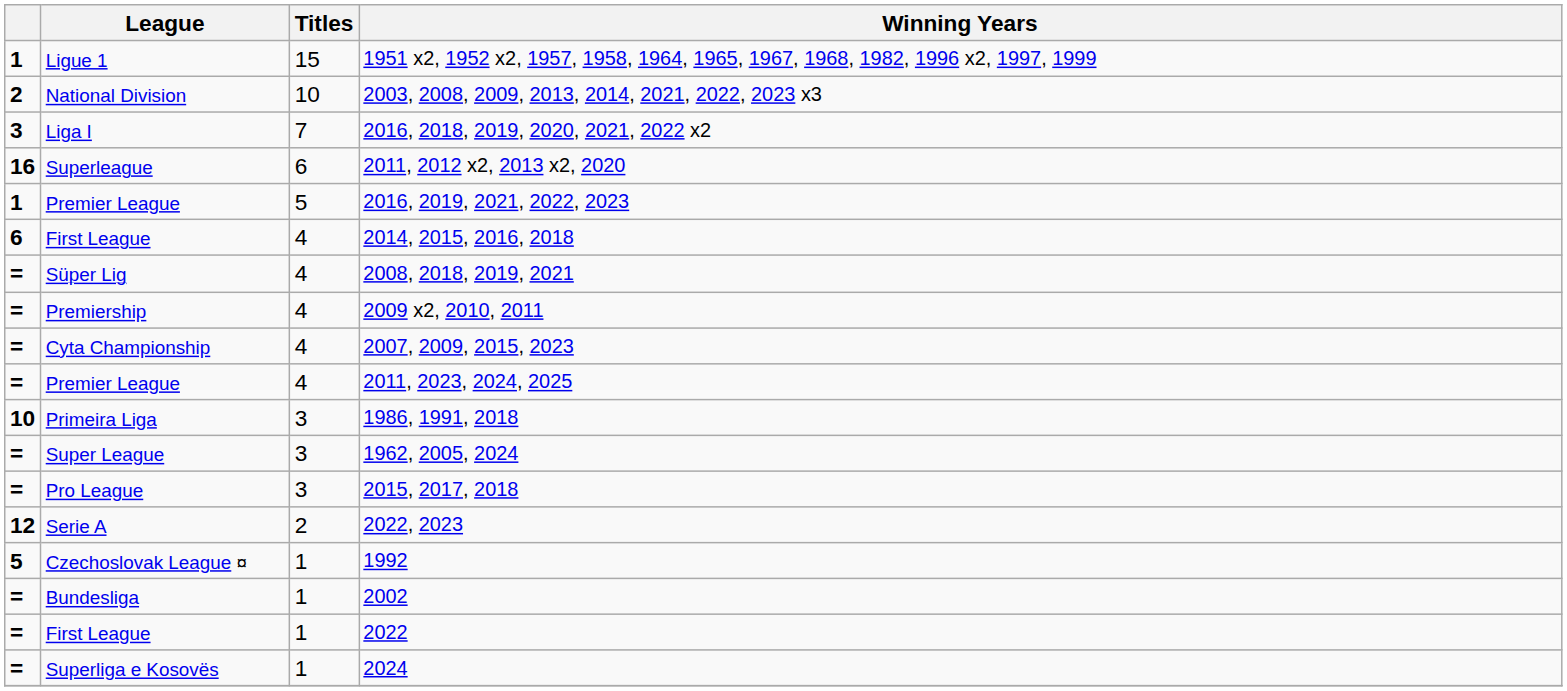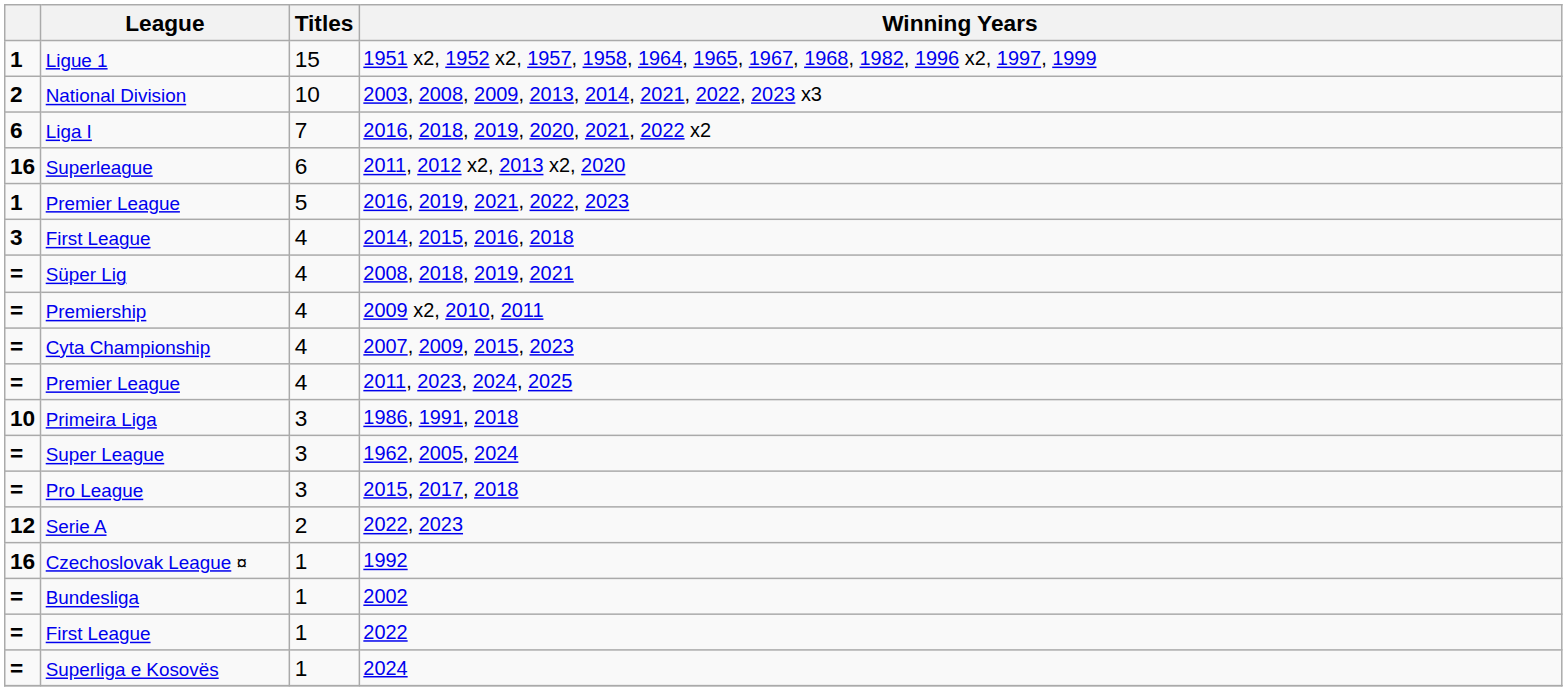(16, 130) 3 -> (16, 130) 6
(16, 238) 6 -> (16, 238) 3
(16, 561) 5 -> (23, 561) 16
